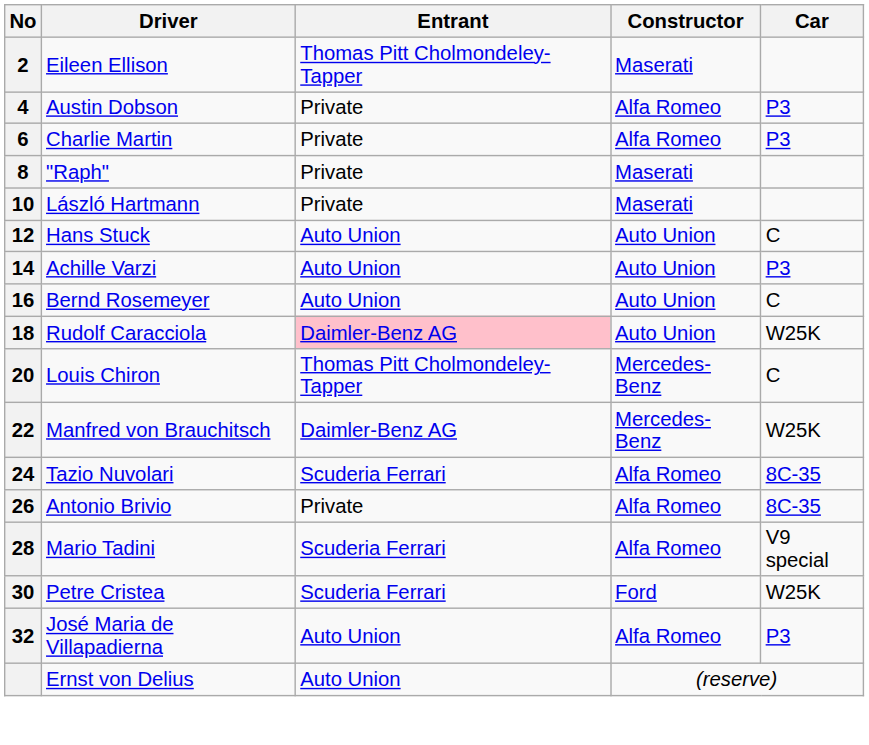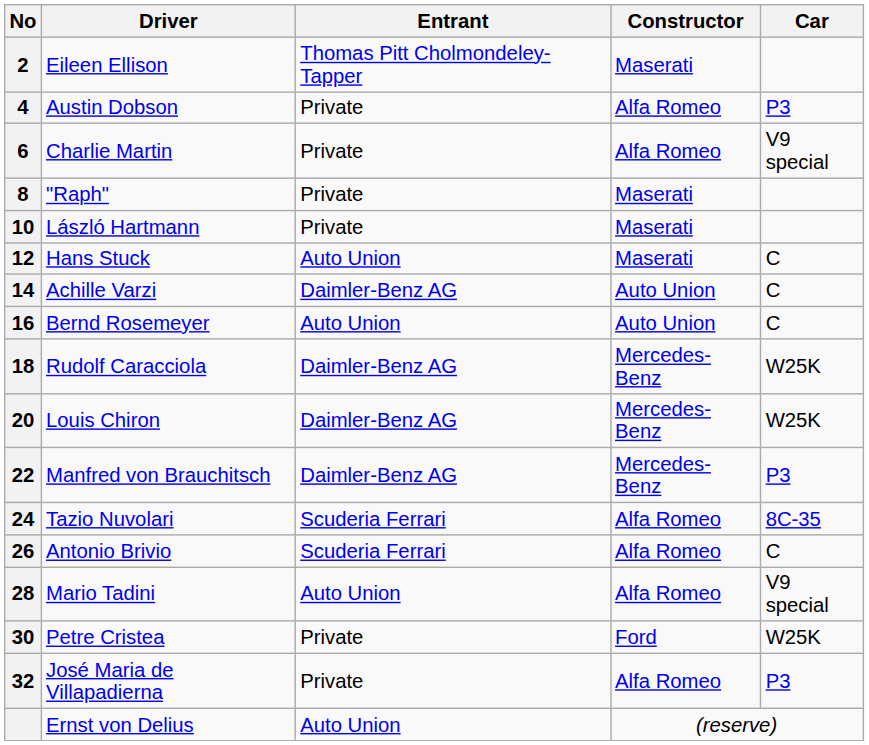(778, 140) P3 -> (797, 151) V9 special
(665, 236) Auto Union -> (654, 259) Maserati
(350, 268) Auto Union -> (379, 291) Daimler-Benz AG
(778, 268) P3 -> (773, 291) C
(379, 332) pink background -> (379, 366) no background
(665, 332) Auto Union -> (663, 366) Mercedes-Benz
(425, 376) Thomas Pitt Cholmondeley-Tapper -> (379, 421) Daimler-Benz AG
(773, 376) C -> (793, 421) W25K
(793, 430) W25K -> (778, 476) P3
(332, 506) Private -> (373, 551) Scuderia Ferrari
(793, 506) 8C-35 -> (773, 551) C
(373, 549) Scuderia Ferrari -> (350, 594) Auto Union
(373, 593) Scuderia Ferrari -> (332, 638) Private
(350, 636) Auto Union -> (332, 681) Private
